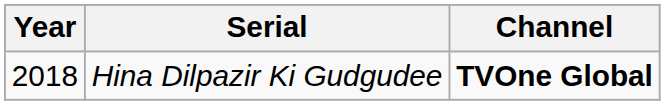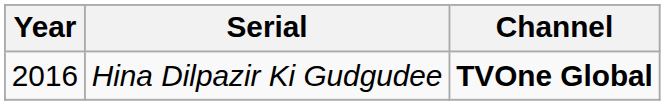(45, 75) 2018 -> (45, 75) 2016
